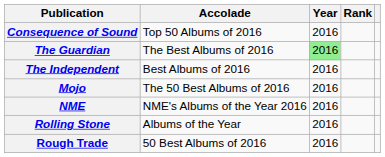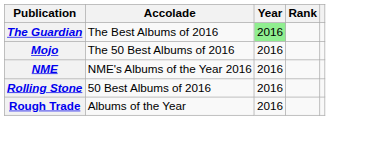- row: (72, 32)
- row: (72, 69)
(192, 124) Albums of the Year -> (149, 87) 50 Best Albums of 2016
(205, 143) 50 Best Albums of 2016 -> (137, 106) Albums of the Year
